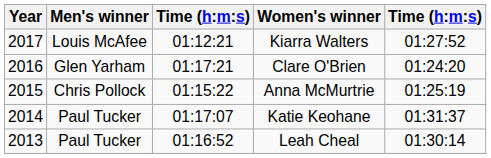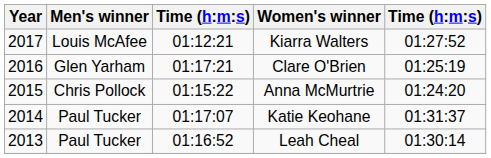(435, 66) 01:24:20 -> (435, 66) 01:25:19
(435, 91) 01:25:19 -> (435, 91) 01:24:20
